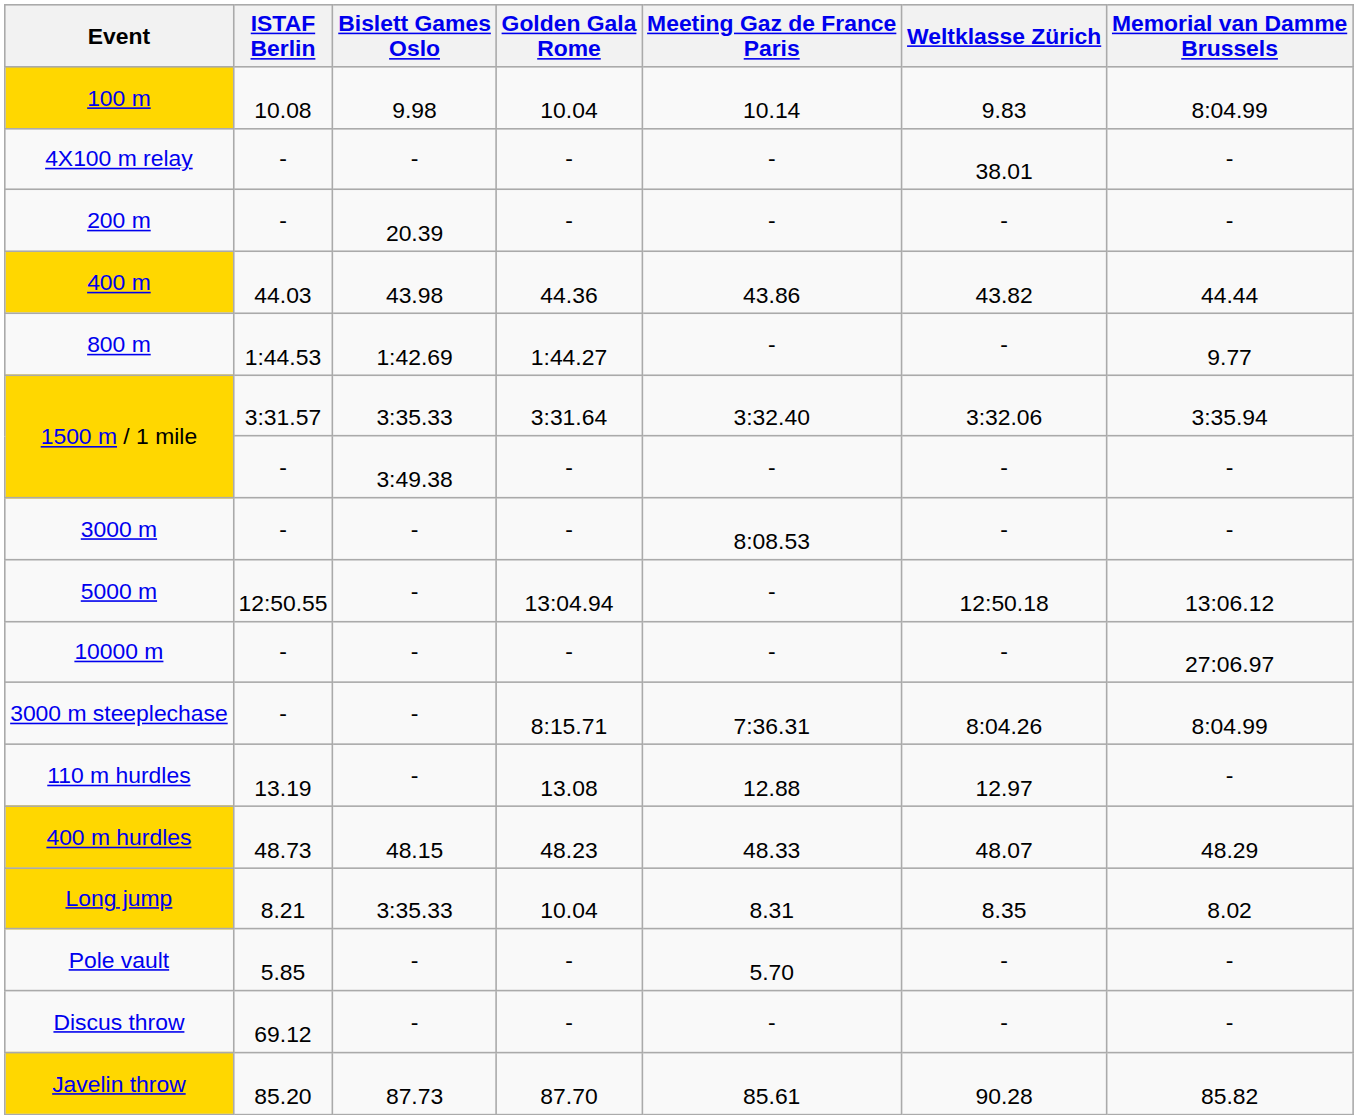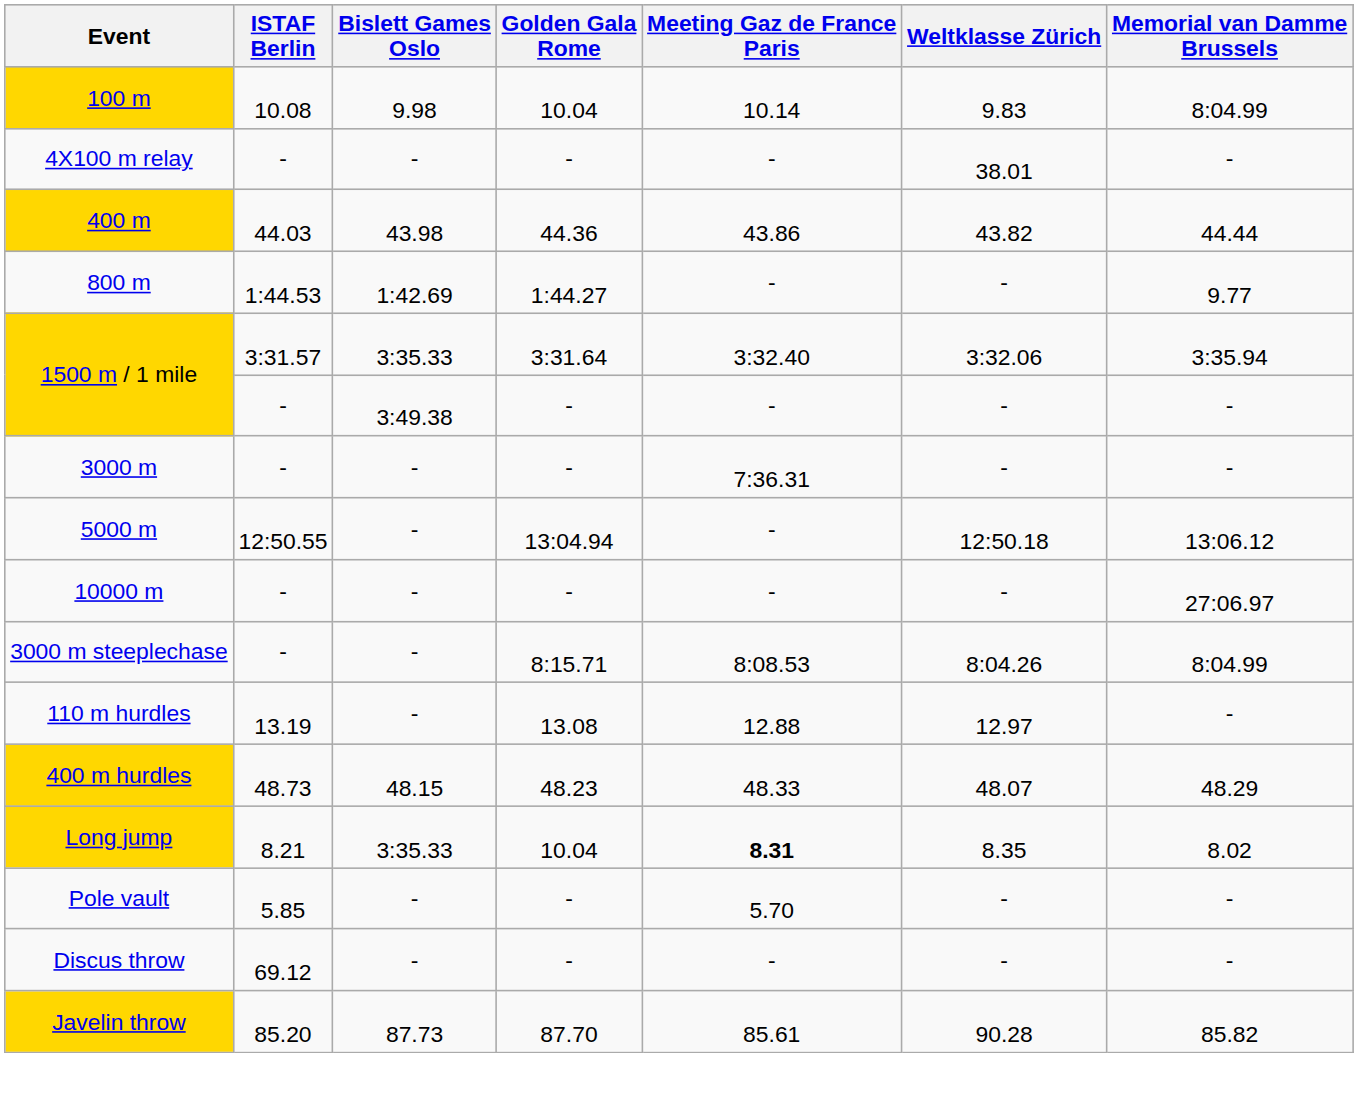- row: (119, 221)
(772, 542) 8:08.53 -> (772, 480) 7:36.31
(772, 726) 7:36.31 -> (772, 665) 8:08.53
(772, 911) normal -> (772, 850) bold
